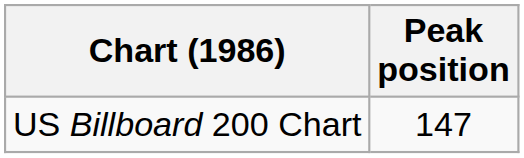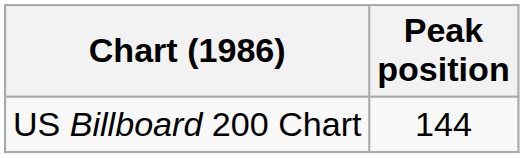(443, 123) 147 -> (443, 123) 144
